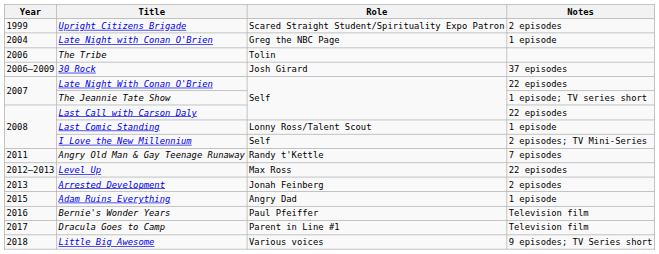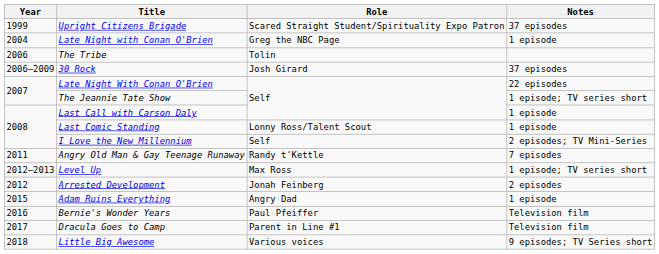(535, 26) 2 episodes -> (538, 26) 37 episodes
(538, 112) 22 episodes -> (533, 112) 1 episode
(538, 170) 22 episodes -> (578, 170) 1 episode; TV series short
(17, 184) 2013 -> (17, 184) 2012
